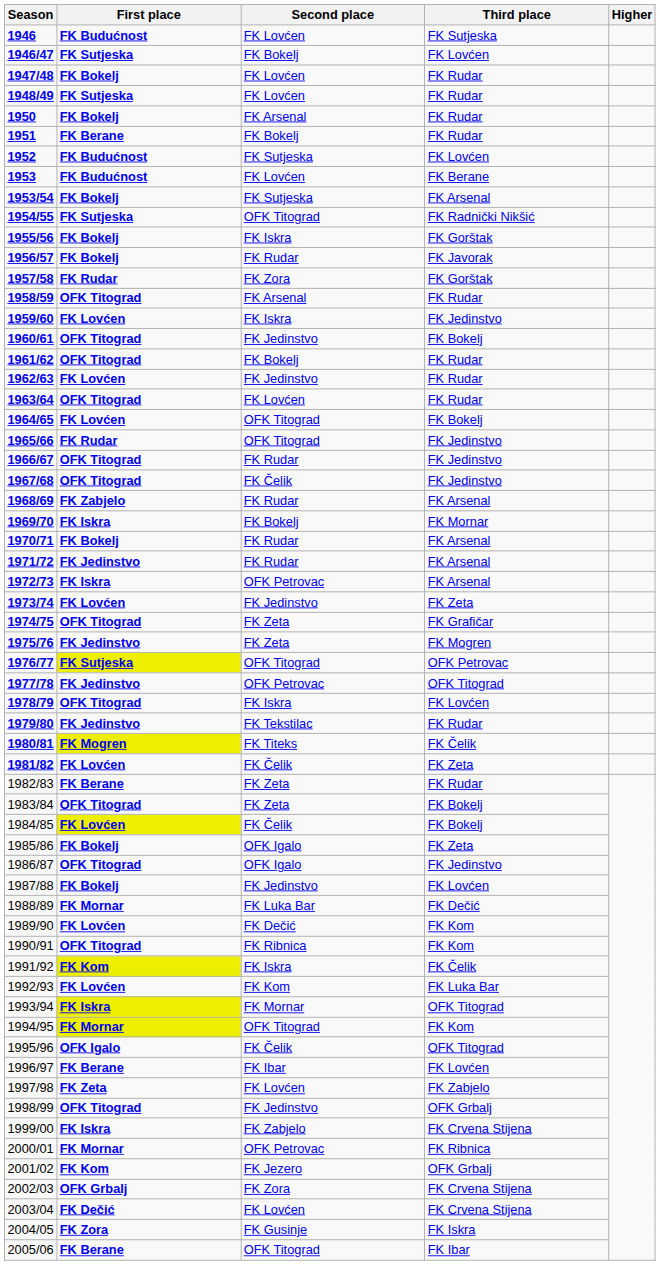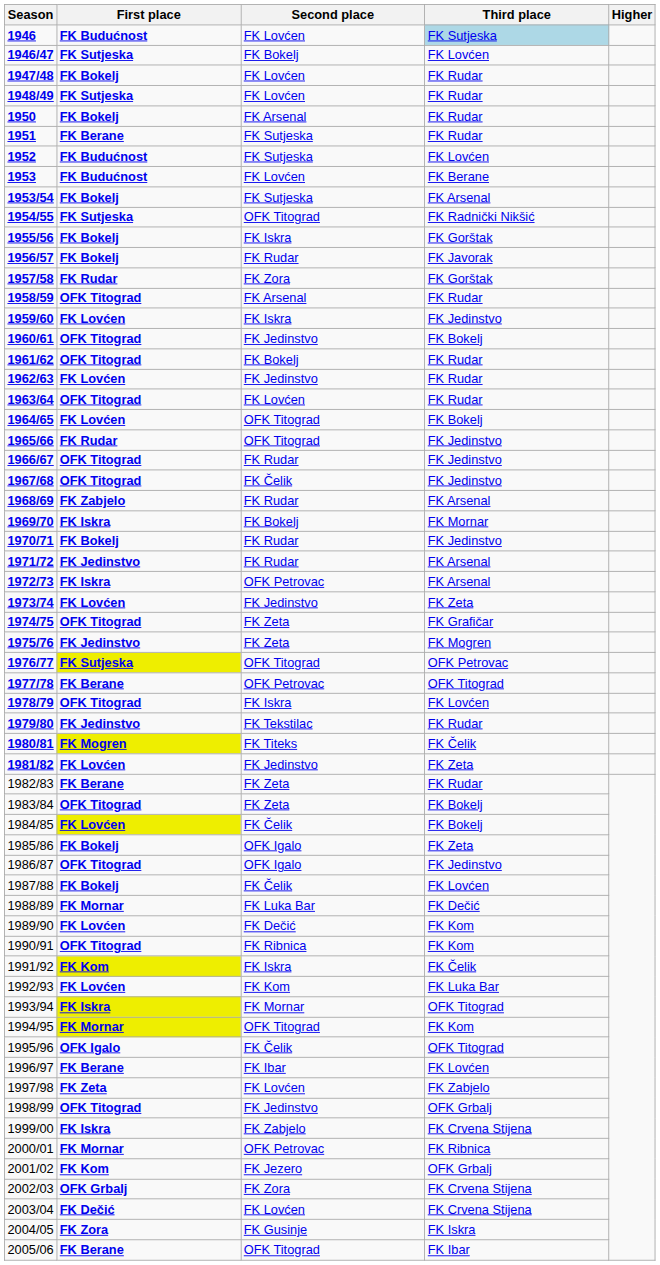(462, 35) no background -> (462, 35) lightblue background
(271, 136) FK Bokelj -> (278, 136) FK Sutjeska
(459, 541) FK Arsenal -> (465, 541) FK Jedinstvo
(100, 683) FK Jedinstvo -> (92, 683) FK Berane
(268, 764) FK Čelik -> (281, 764) FK Jedinstvo
(281, 886) FK Jedinstvo -> (268, 886) FK Čelik
